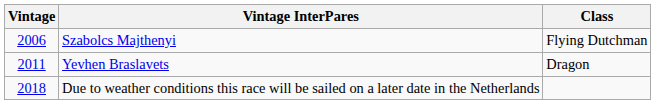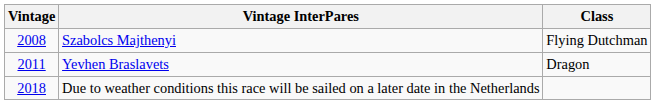(32, 40) 2006 -> (32, 40) 2008
